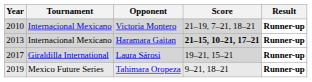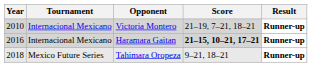(15, 41) 2013 -> (15, 41) 2016
- row: (138, 55)
(15, 70) 2019 -> (15, 55) 2018
